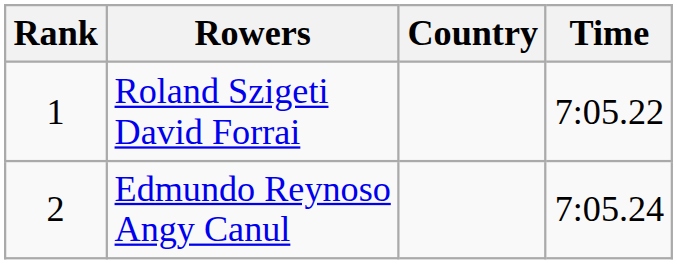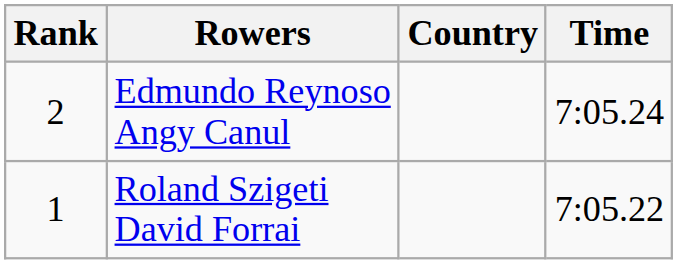rows swapped: (222, 110) <-> (253, 208)
